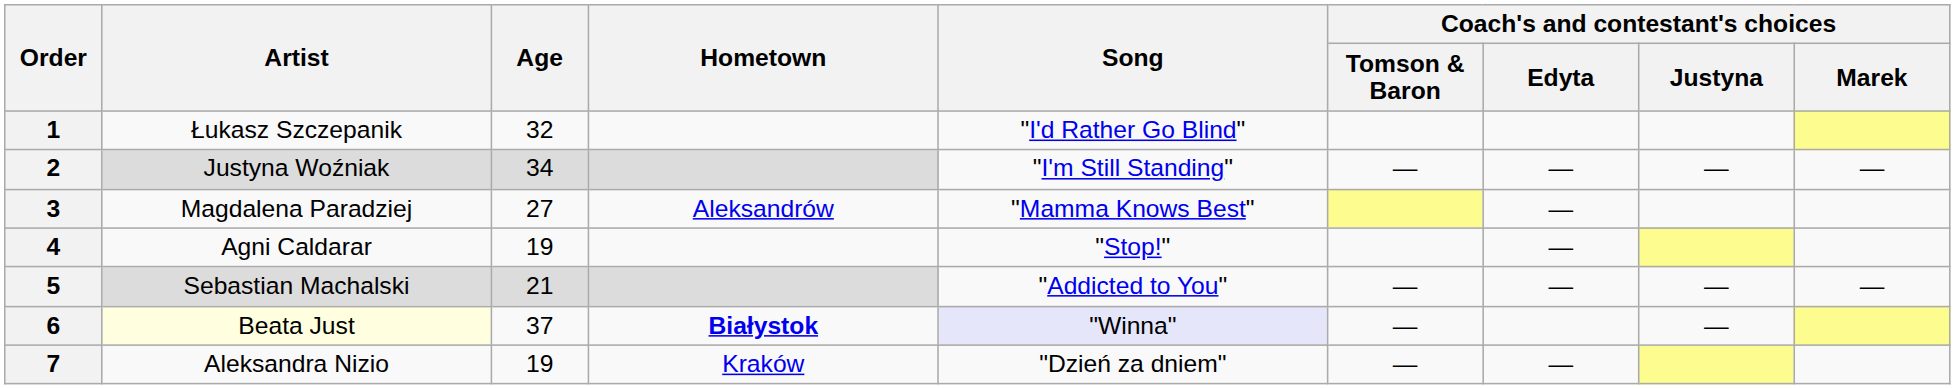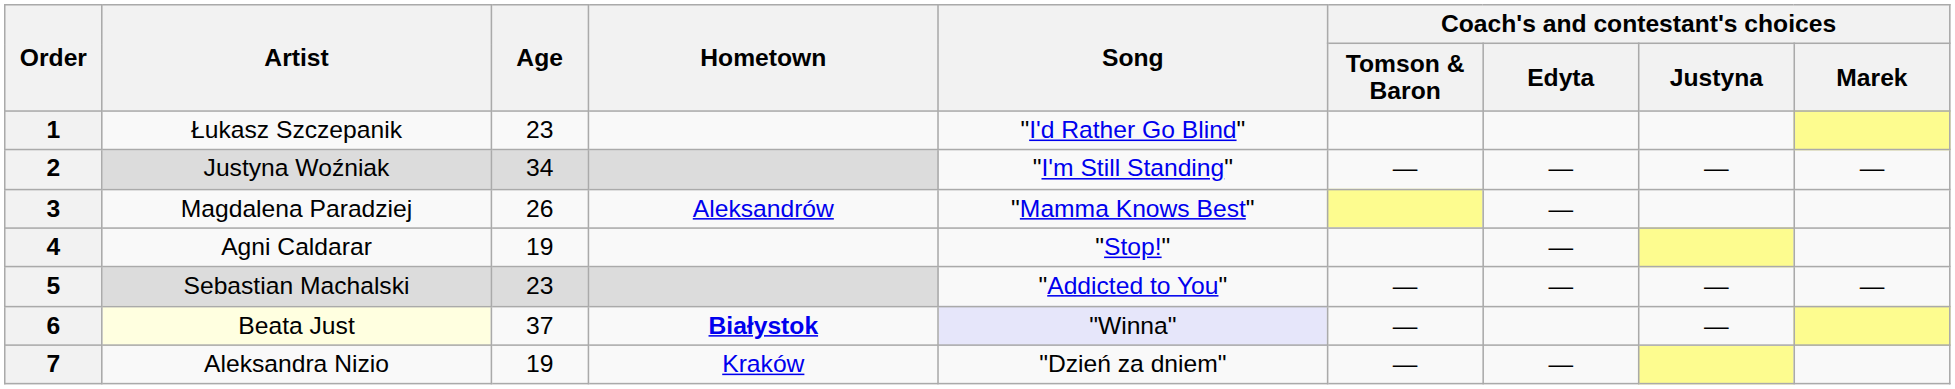(540, 129) 32 -> (540, 129) 23
(540, 208) 27 -> (540, 208) 26
(540, 286) 21 -> (540, 286) 23
